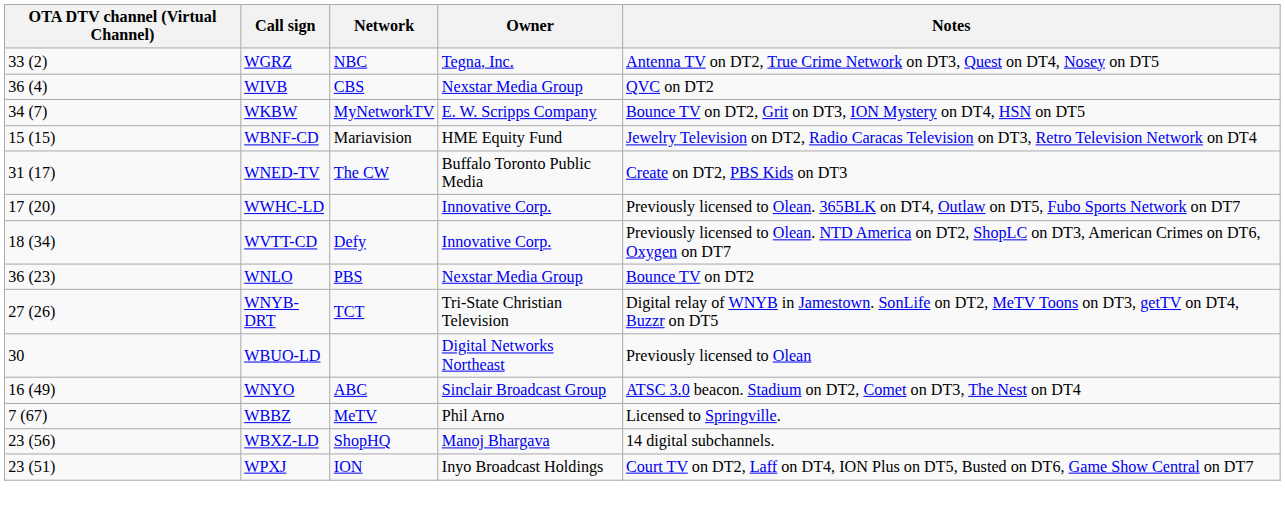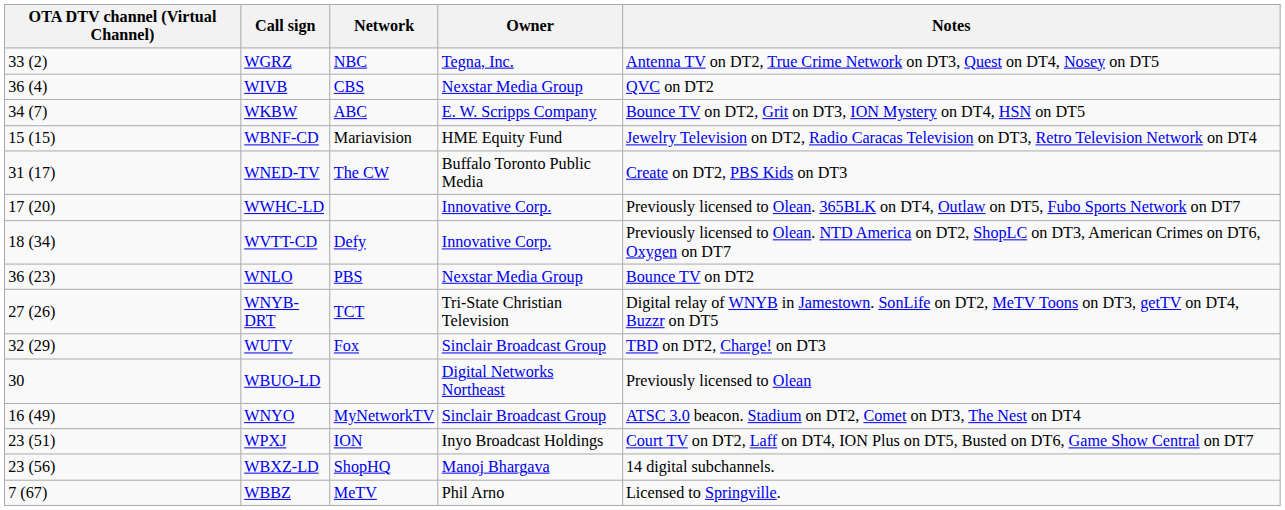(384, 112) MyNetworkTV -> (350, 112) ABC
+ row: (268, 346)
(350, 390) ABC -> (384, 415) MyNetworkTV
rows swapped: (265, 467) <-> (268, 415)
